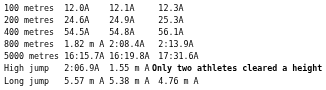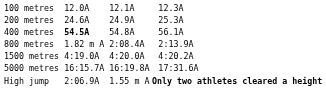(77, 32) normal -> (77, 32) bold
+ row: (31, 56)
- row: (26, 81)
